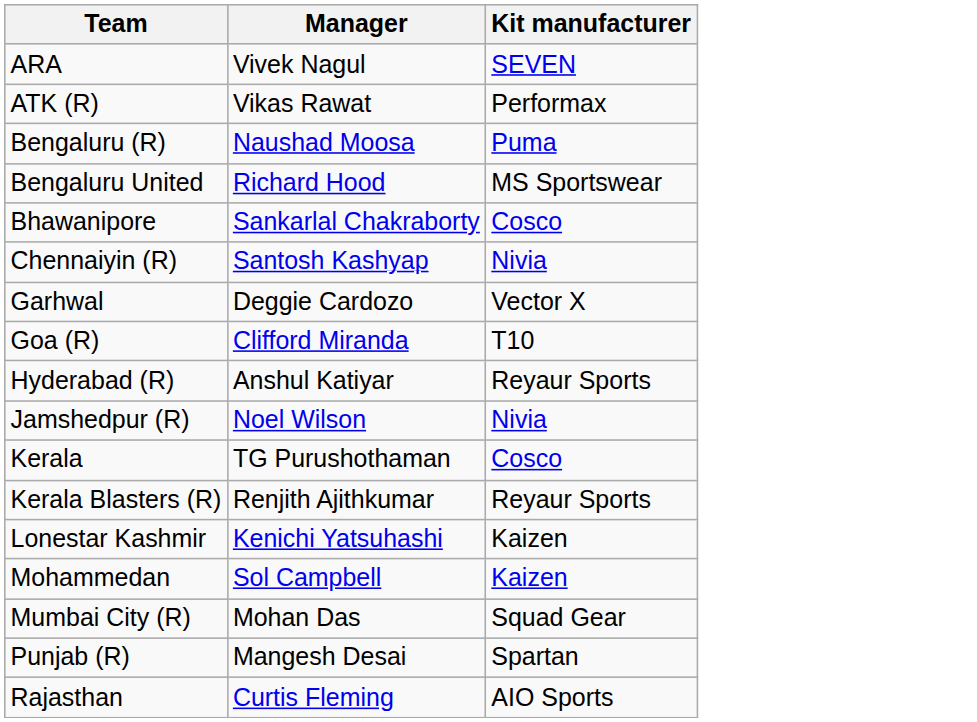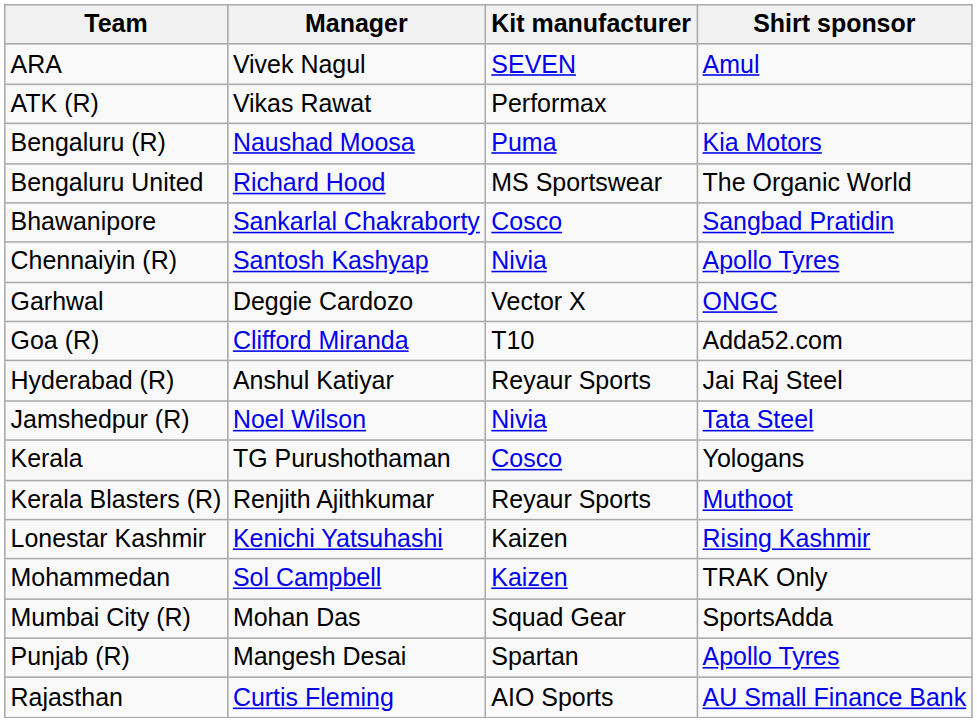+ column: (834, 24)
